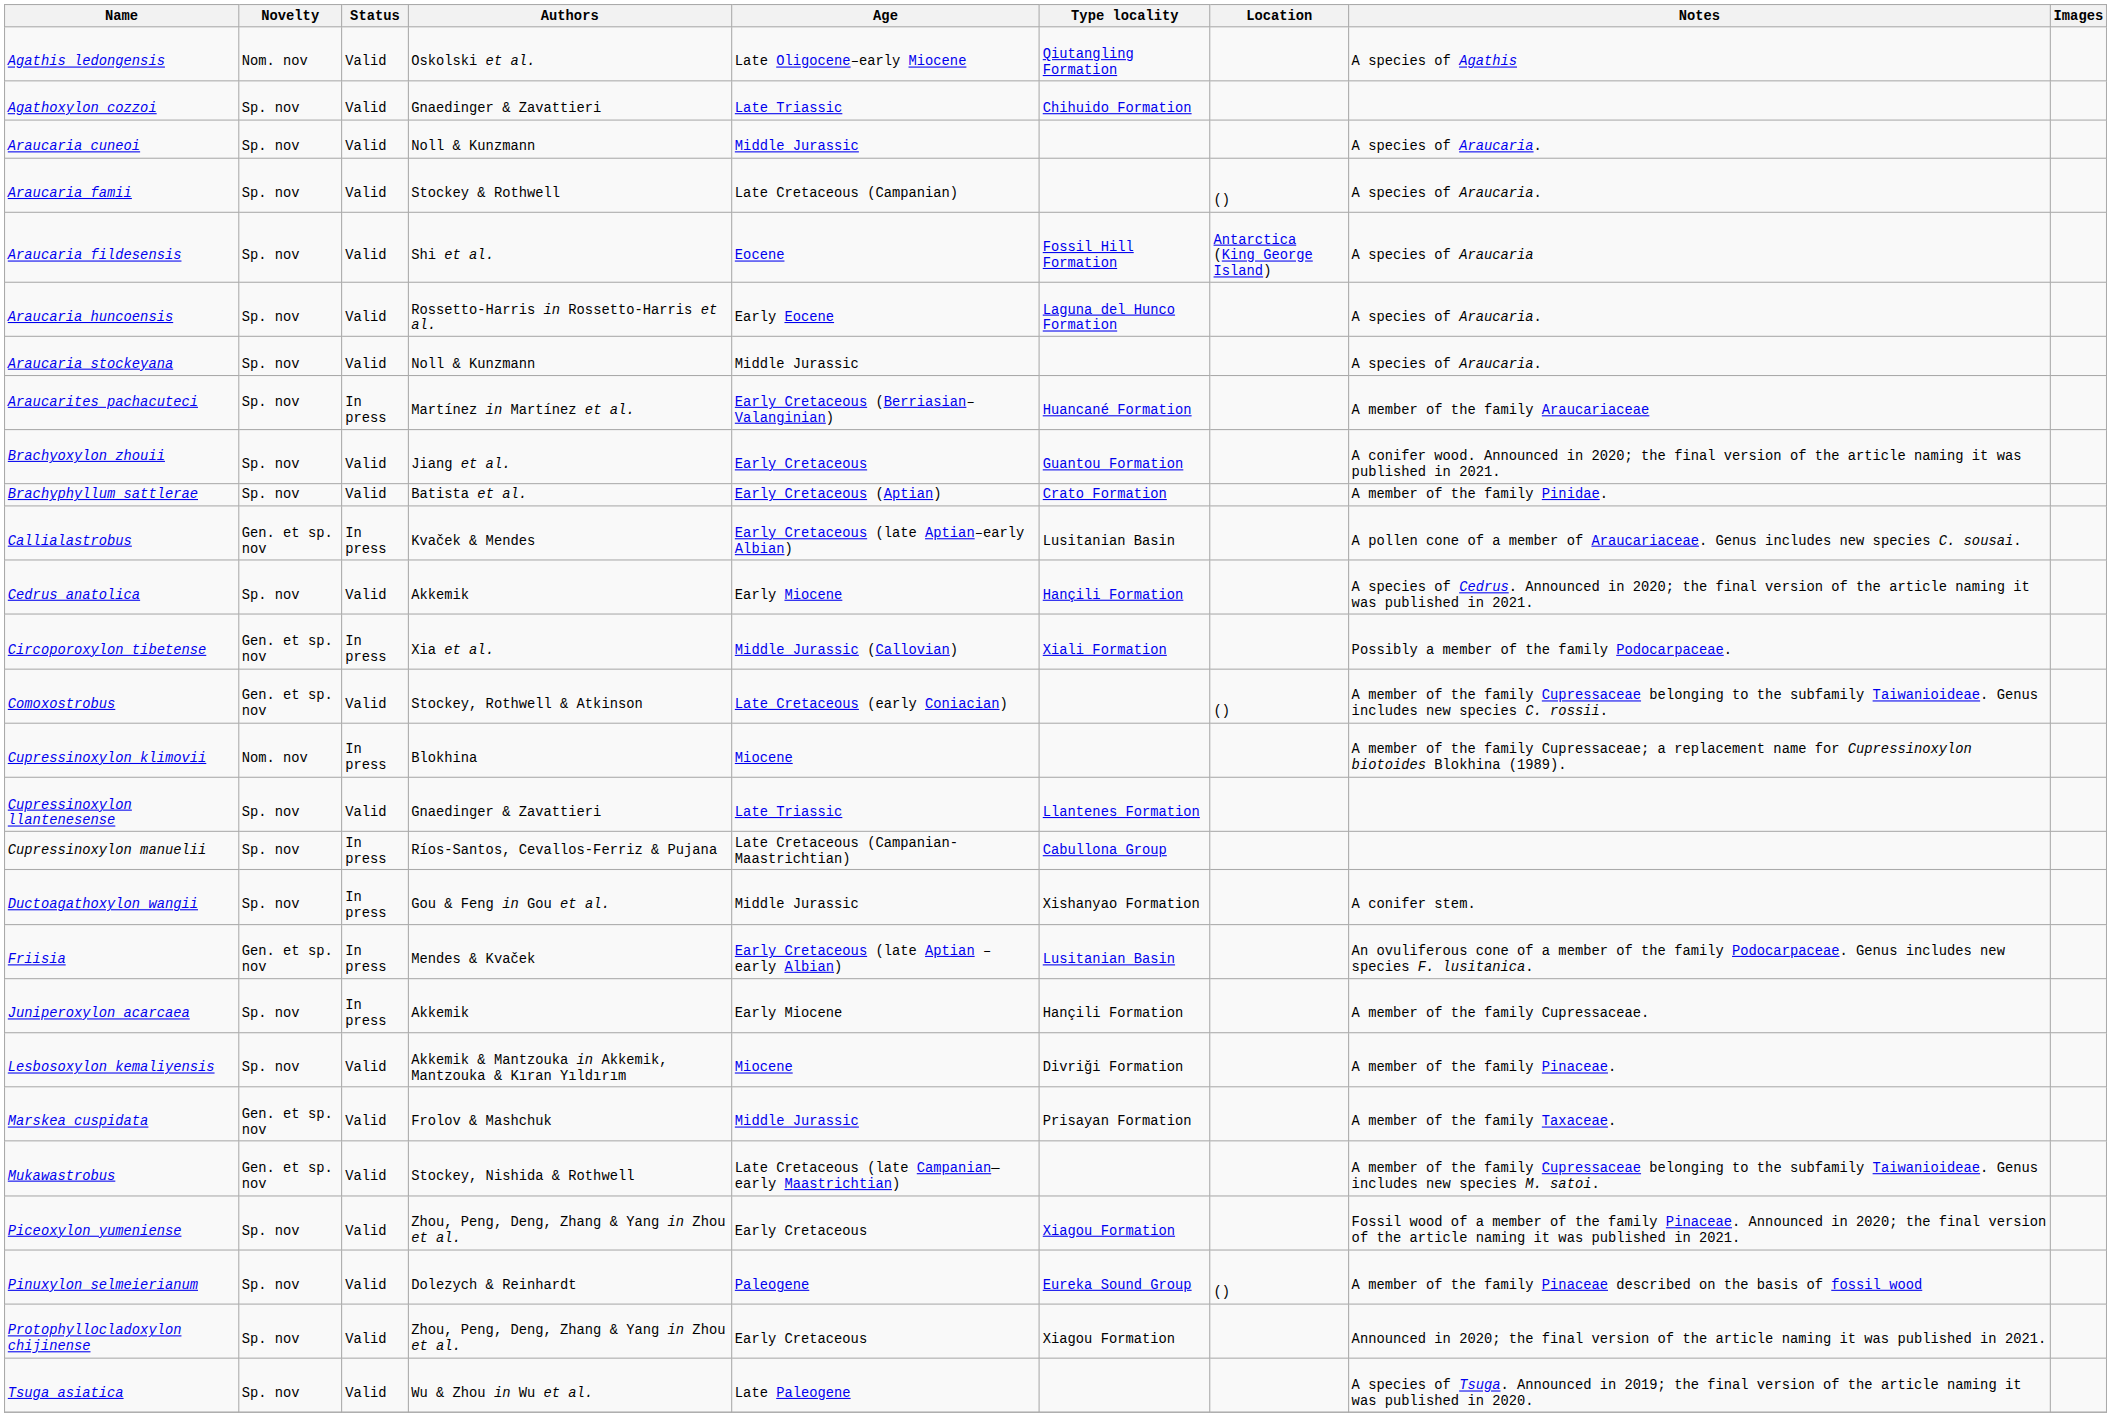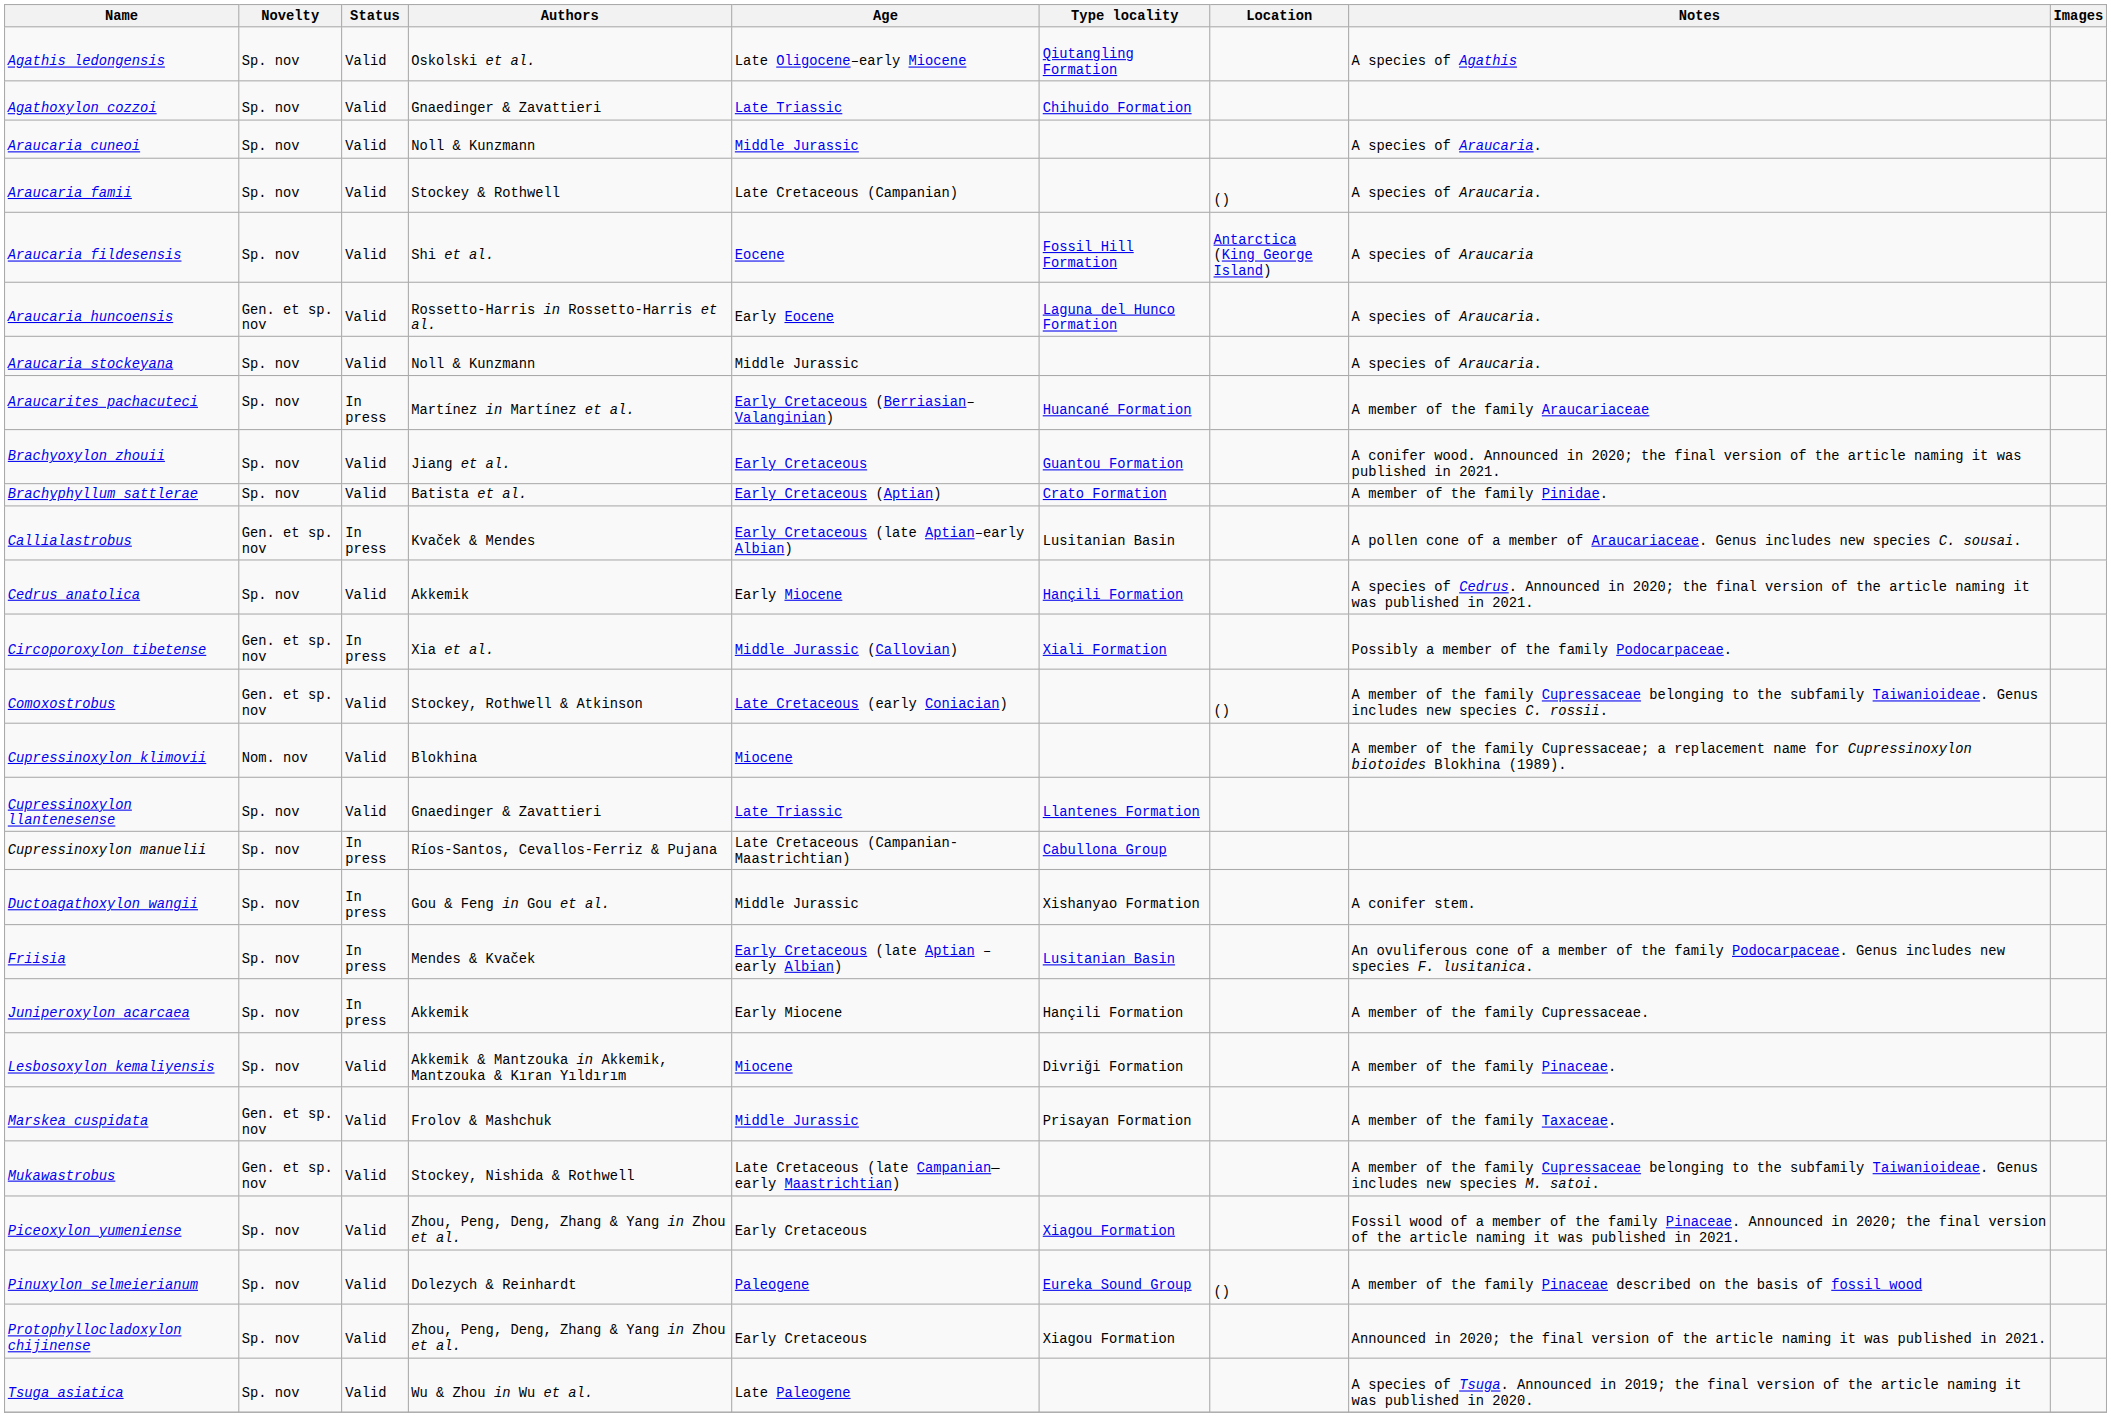(275, 62) Nom. nov -> (271, 62) Sp. nov
(271, 317) Sp. nov -> (287, 317) Gen. et sp. nov
(366, 758) In press -> (366, 758) Valid
(287, 959) Gen. et sp. nov -> (271, 959) Sp. nov
